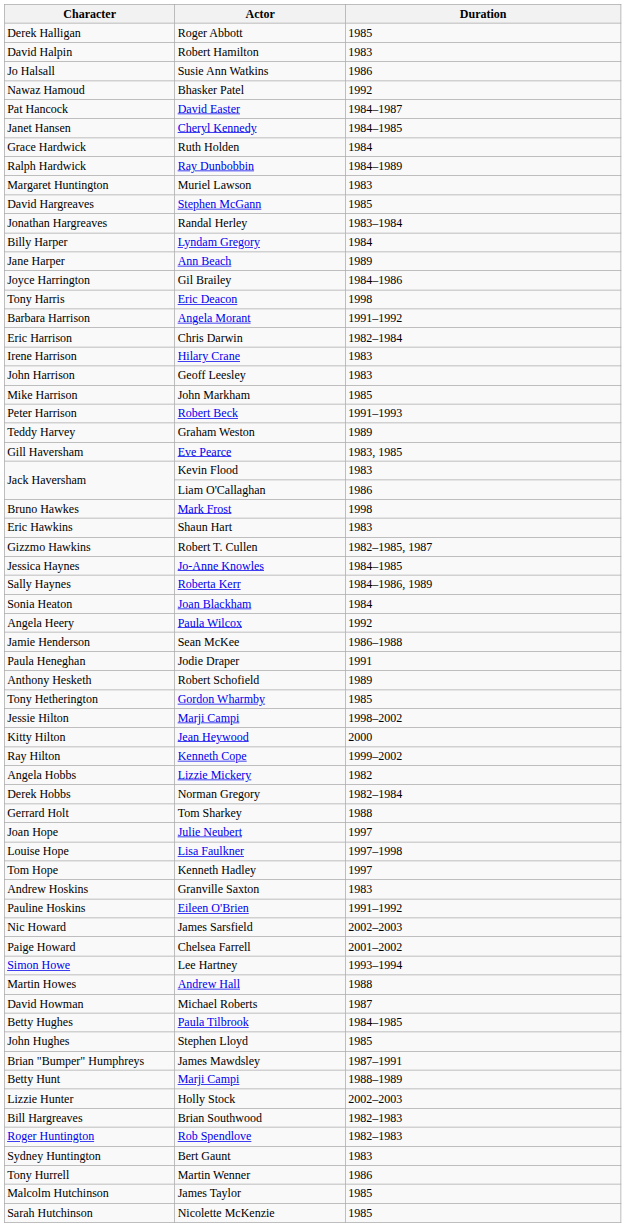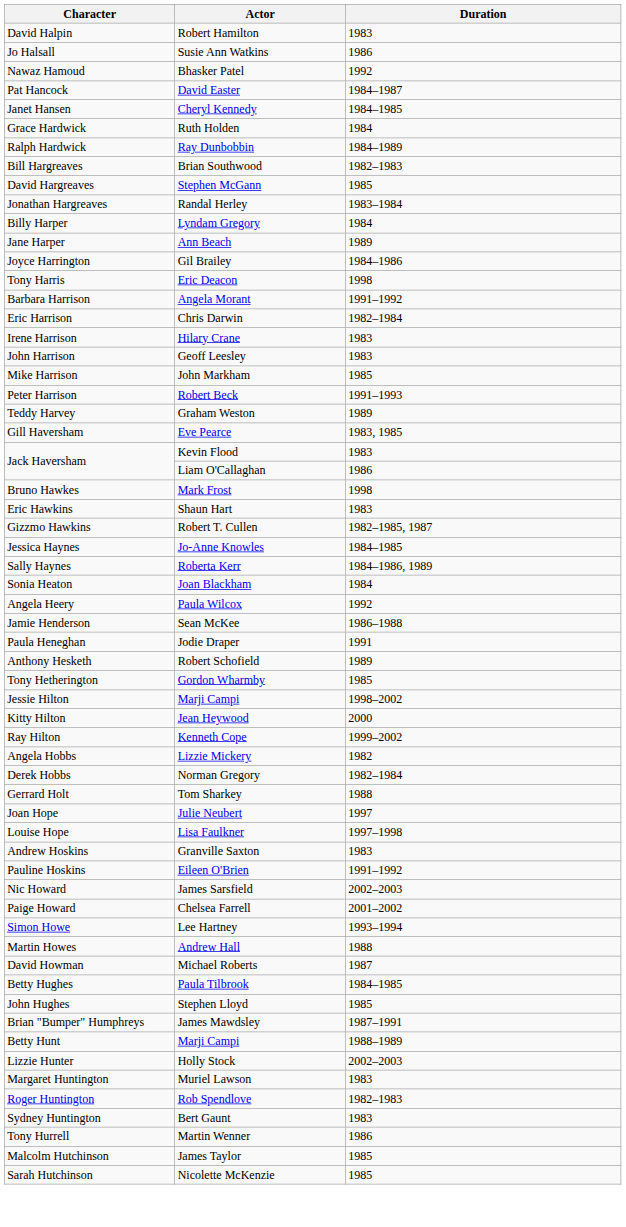- row: (44, 33)
rows swapped: (45, 1117) <-> (58, 185)
- row: (33, 870)
